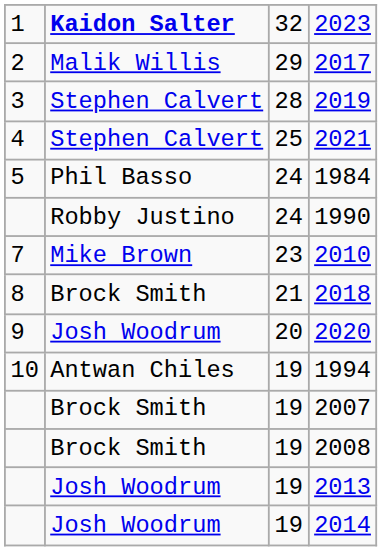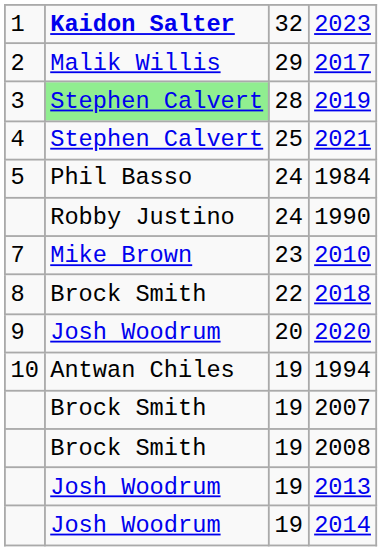(157, 101) no background -> (157, 101) lightgreen background
(289, 294) 21 -> (289, 294) 22
